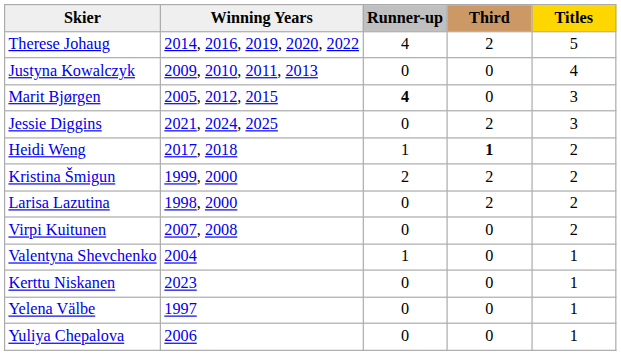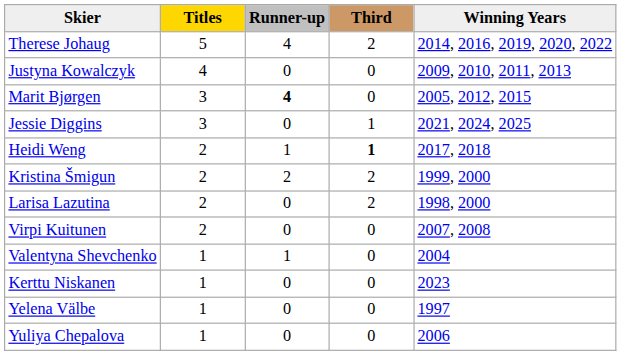columns swapped: (574, 17) <-> (262, 17)
(489, 123) 2 -> (371, 123) 1
